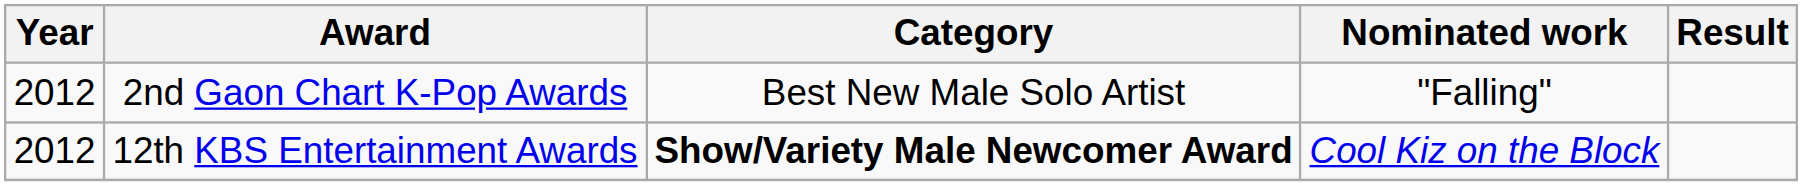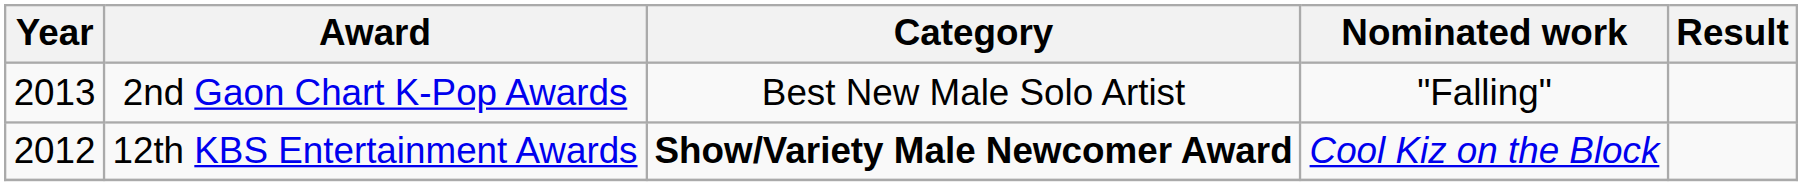(55, 92) 2012 -> (55, 92) 2013
